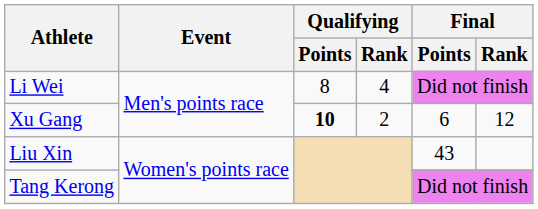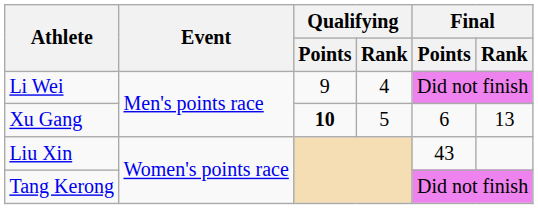(325, 87) 8 -> (325, 87) 9
(384, 120) 2 -> (384, 120) 5
(504, 120) 12 -> (504, 120) 13
